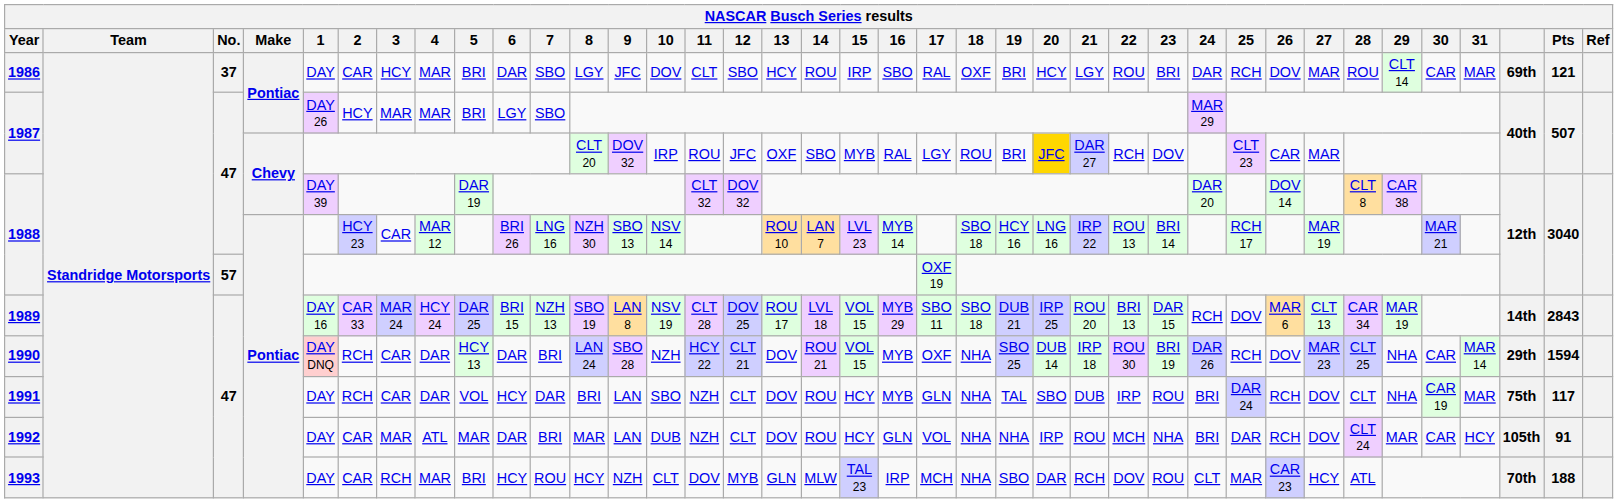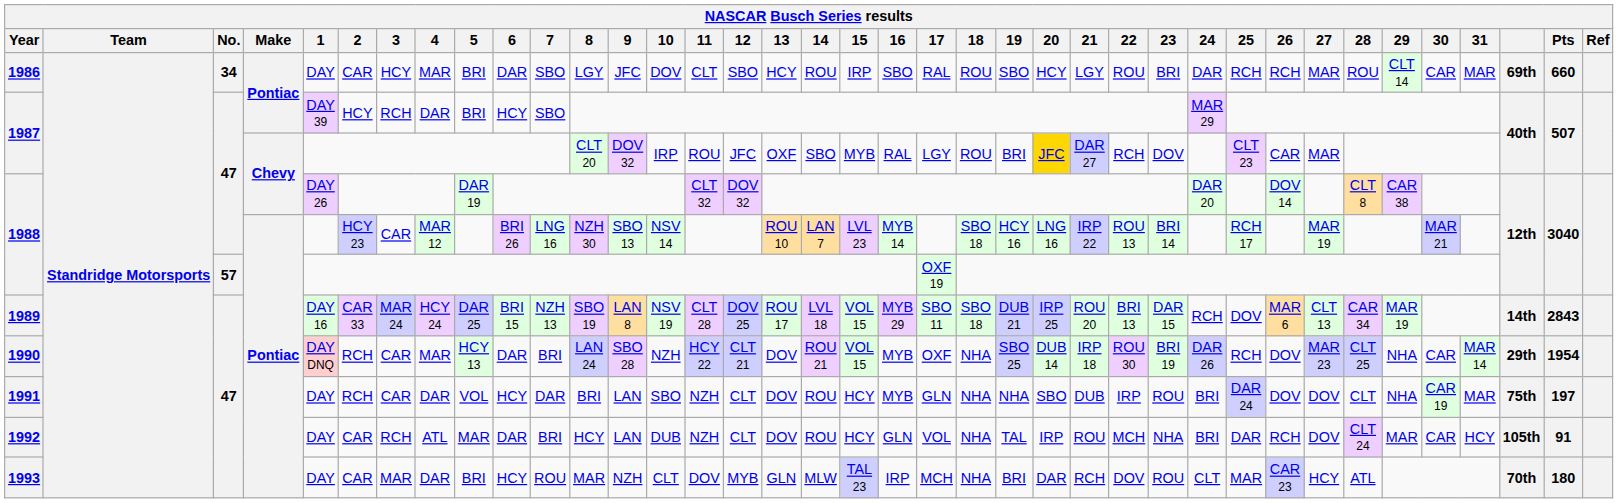(229, 72) 37 -> (229, 72) 34
(976, 72) OXF -> (976, 72) ROU
(1014, 72) BRI -> (1014, 72) SBO
(1285, 72) DOV -> (1285, 72) RCH
(1563, 72) 121 -> (1563, 72) 660
(321, 112) DAY 26 -> (321, 112) DAY 39
(396, 113) MAR -> (396, 113) RCH
(435, 113) MAR -> (435, 113) DAR
(512, 113) LGY -> (512, 113) HCY
(321, 193) DAY 39 -> (321, 193) DAY 26
(435, 356) DAR -> (435, 356) MAR
(1563, 356) 1594 -> (1563, 356) 1954
(1014, 397) TAL -> (1014, 397) NHA
(1285, 397) RCH -> (1285, 397) DOV
(1563, 397) 117 -> (1563, 397) 197
(396, 437) MAR -> (396, 437) RCH
(589, 437) MAR -> (589, 437) HCY
(1014, 437) NHA -> (1014, 437) TAL
(396, 478) RCH -> (396, 478) MAR
(435, 478) MAR -> (435, 478) DAR
(589, 478) HCY -> (589, 478) MAR
(1014, 478) SBO -> (1014, 478) BRI
(1563, 478) 188 -> (1563, 478) 180
